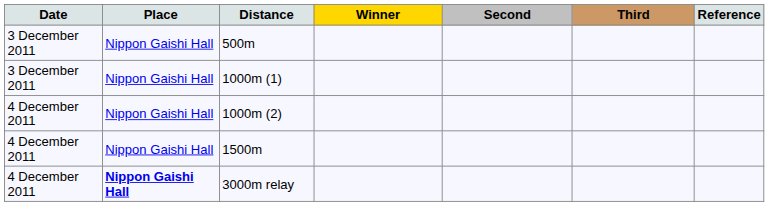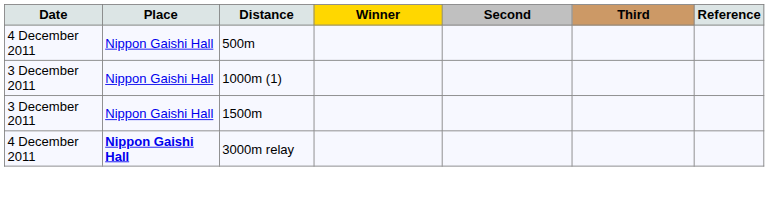(43, 43) 3 December 2011 -> (43, 43) 4 December 2011
- row: (252, 113)
(43, 148) 4 December 2011 -> (43, 113) 3 December 2011
